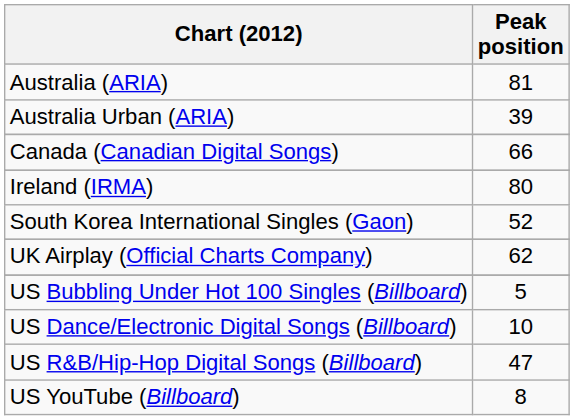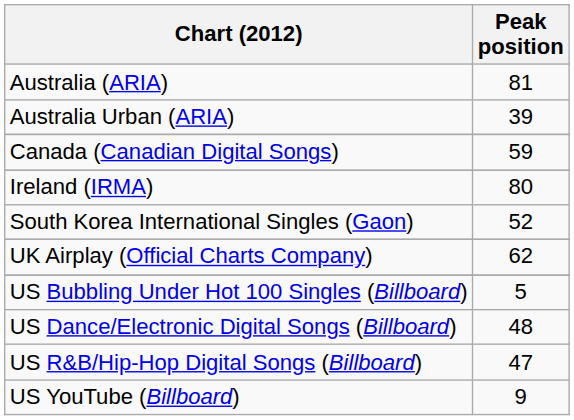(521, 151) 66 -> (521, 151) 59
(521, 326) 10 -> (521, 326) 48
(521, 397) 8 -> (521, 397) 9
